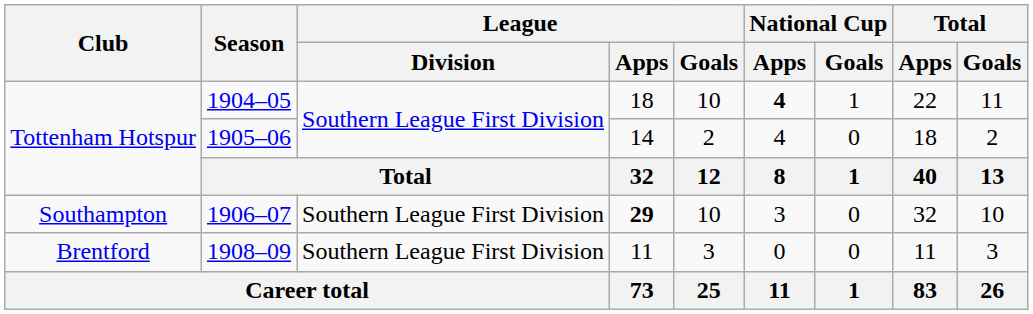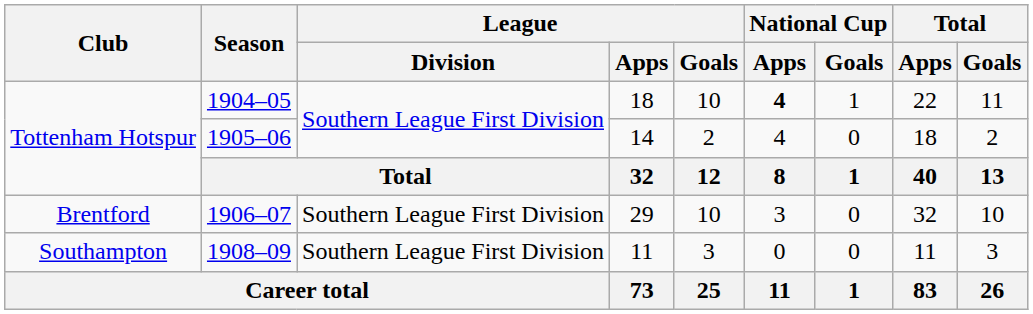(103, 213) Southampton -> (103, 213) Brentford
(642, 213) bold -> (642, 213) normal
(103, 251) Brentford -> (103, 251) Southampton
